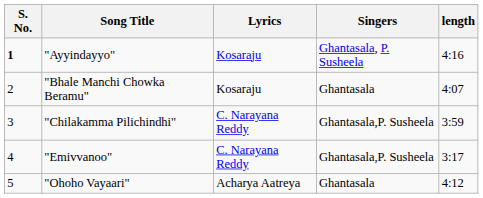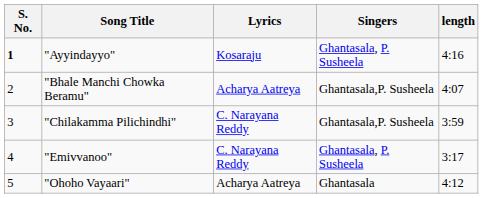(239, 89) Kosaraju -> (258, 89) Acharya Aatreya
(347, 89) Ghantasala -> (376, 89) Ghantasala,P. Susheela
(376, 156) Ghantasala,P. Susheela -> (354, 156) Ghantasala, P. Susheela
